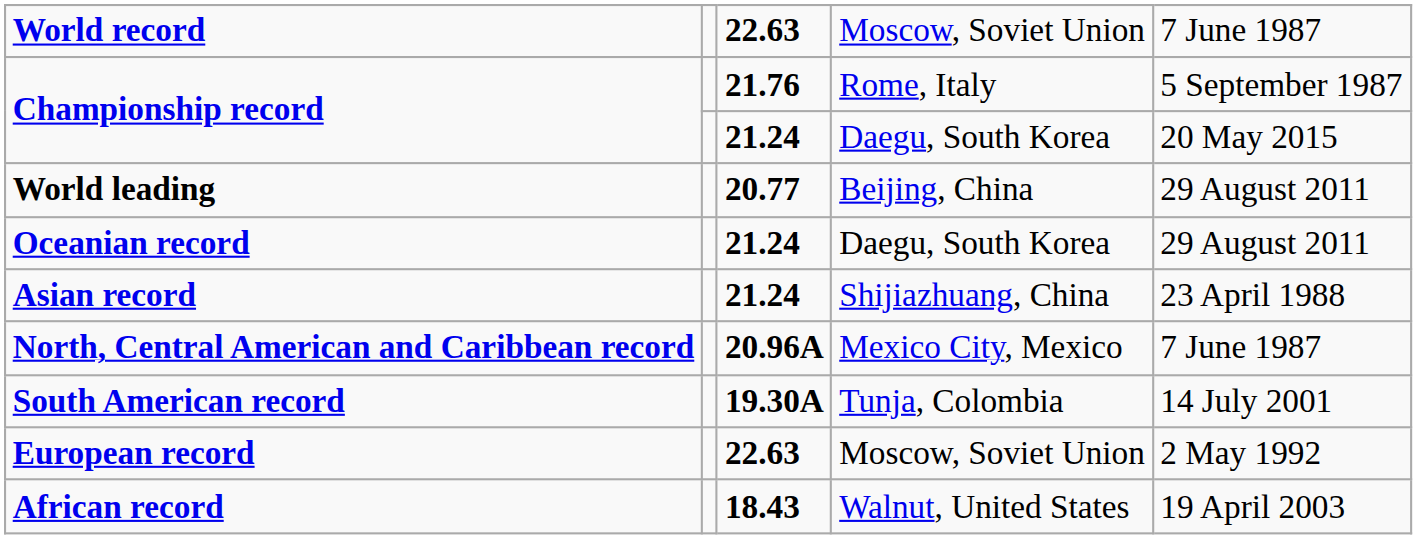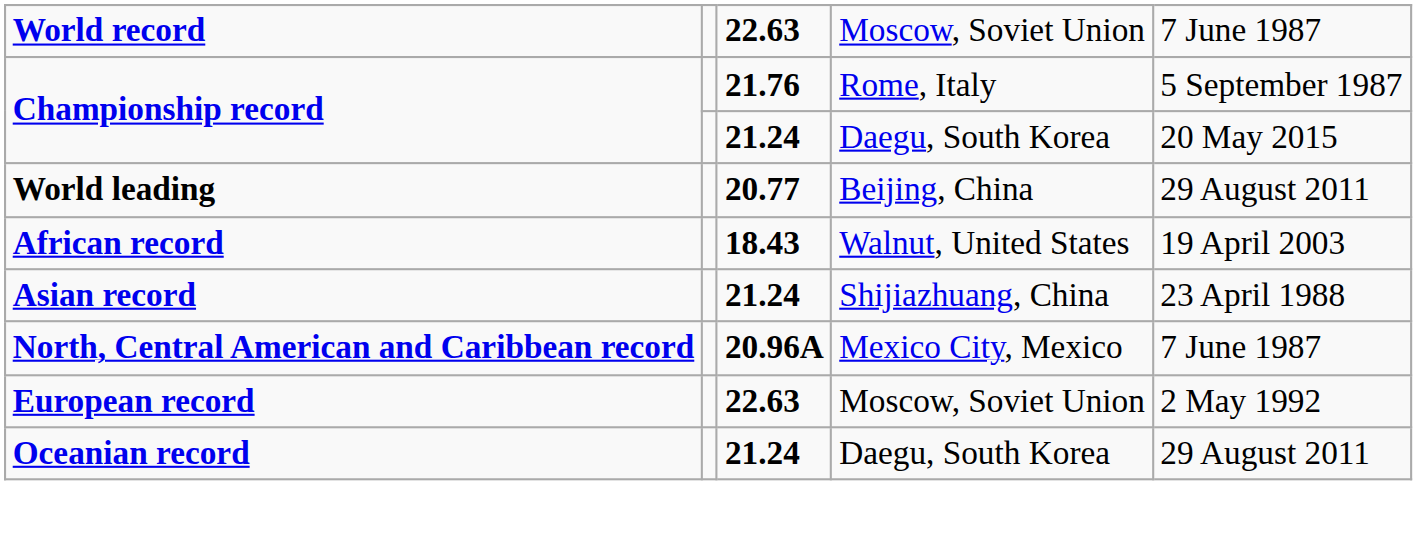rows swapped: (118, 505) <-> (131, 242)
- row: (179, 400)
